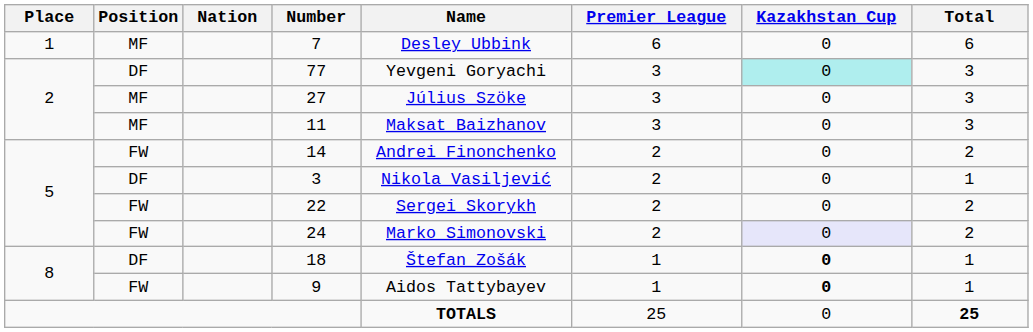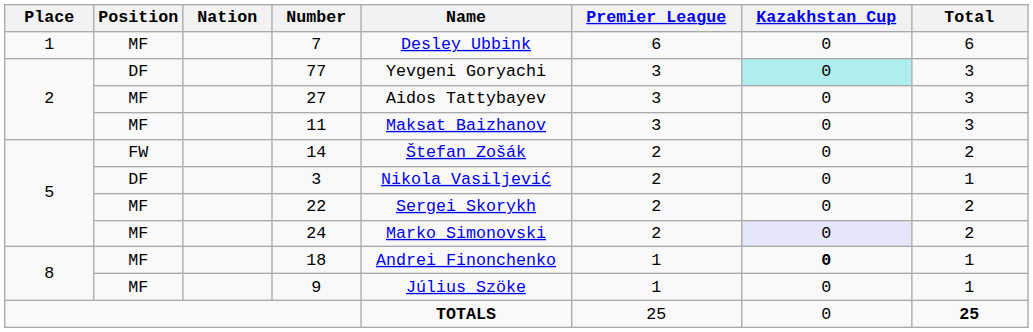(466, 99) Július Szöke -> (466, 99) Aidos Tattybayev
(466, 153) Andrei Finonchenko -> (466, 153) Štefan Zošák
(138, 207) FW -> (138, 207) MF
(138, 234) FW -> (138, 234) MF
(138, 261) DF -> (138, 261) MF
(466, 261) Štefan Zošák -> (466, 261) Andrei Finonchenko
(138, 288) FW -> (138, 288) MF
(466, 288) Aidos Tattybayev -> (466, 288) Július Szöke
(826, 288) bold -> (826, 288) normal
